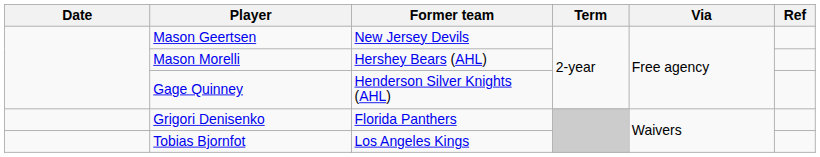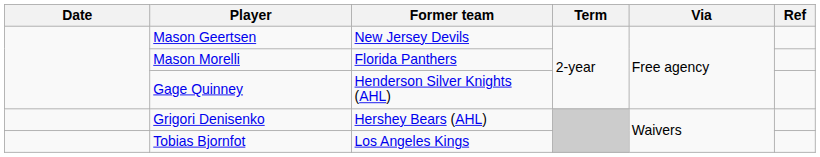(421, 59) Hershey Bears (AHL) -> (406, 59) Florida Panthers
(406, 119) Florida Panthers -> (421, 119) Hershey Bears (AHL)
